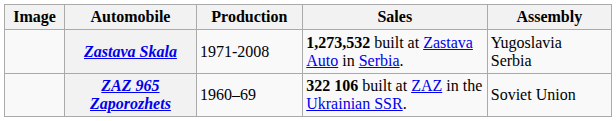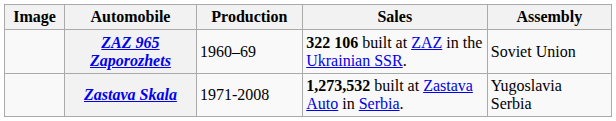rows swapped: (130, 94) <-> (130, 51)
